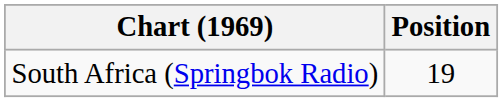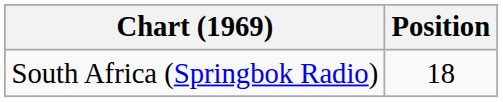(441, 72) 19 -> (441, 72) 18
